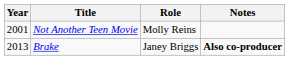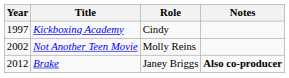+ row: (78, 30)
(18, 30) 2001 -> (18, 47) 2002
(18, 47) 2013 -> (18, 64) 2012
